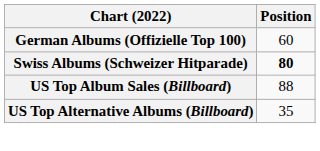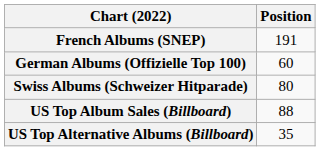+ row: (131, 39)
(286, 63) bold -> (286, 87) normal
